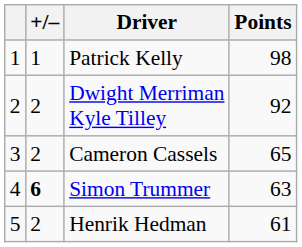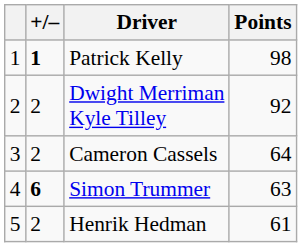(36, 57) normal -> (36, 57) bold
(281, 153) 65 -> (281, 153) 64
